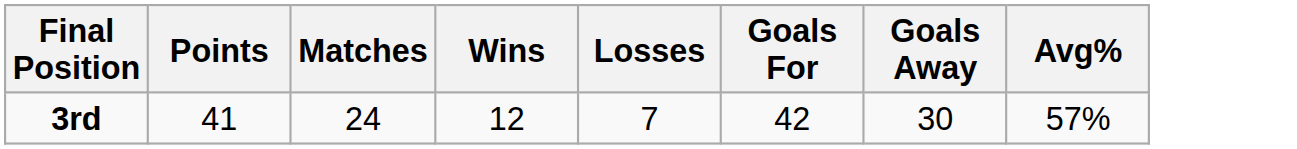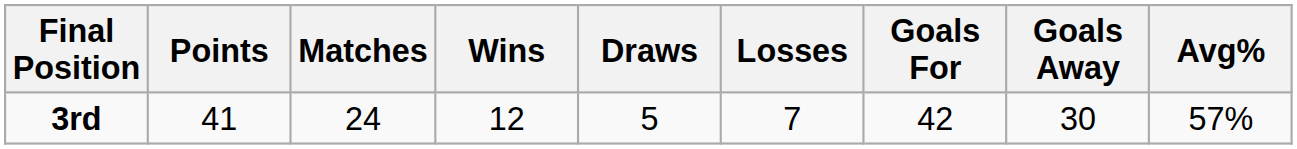+ column: (650, 49)
